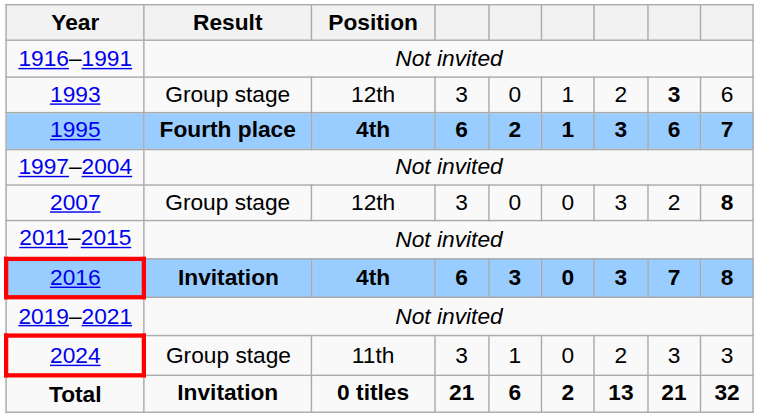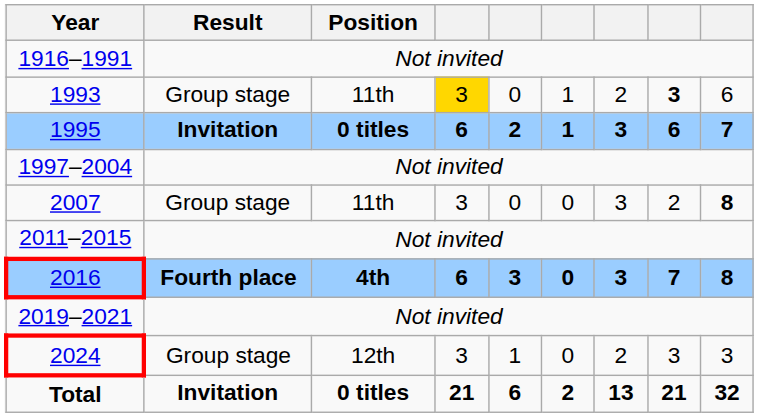(373, 94) 12th -> (373, 94) 11th
(462, 94) no background -> (462, 94) gold background
(228, 130) Fourth place -> (228, 130) Invitation
(373, 130) 4th -> (373, 130) 0 titles
(373, 202) 12th -> (373, 202) 11th
(228, 277) Invitation -> (228, 277) Fourth place
(373, 355) 11th -> (373, 355) 12th
